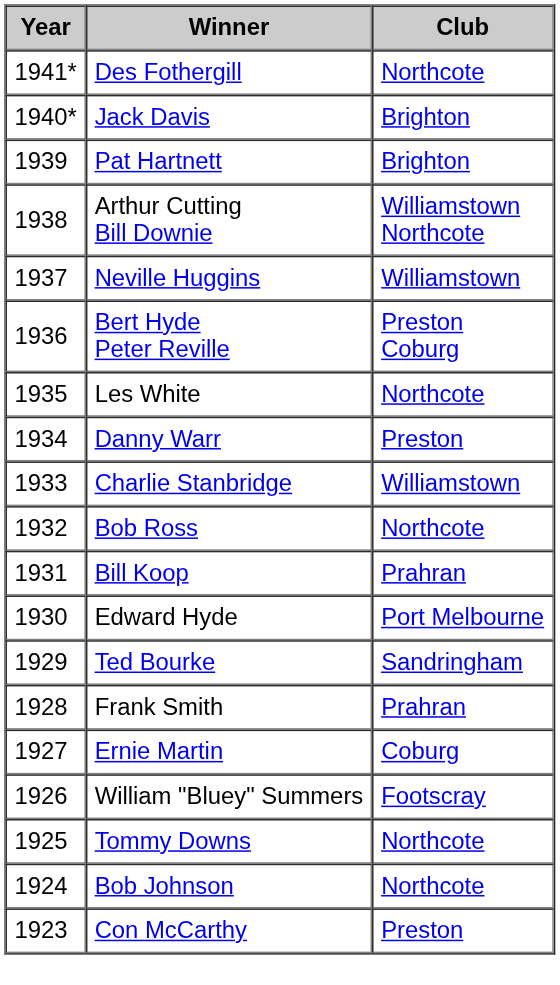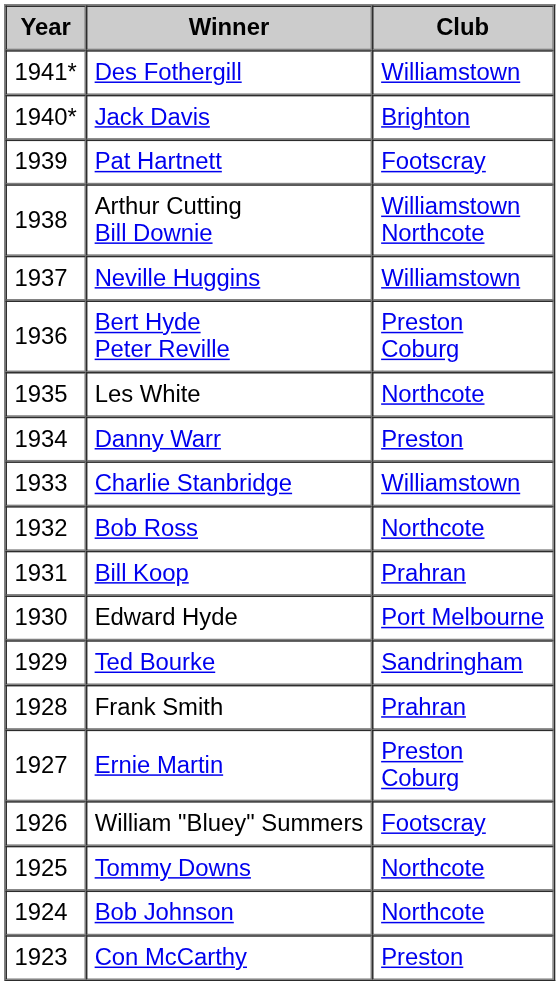(433, 72) Northcote -> (451, 72) Williamstown
(426, 161) Brighton -> (433, 161) Footscray
(420, 751) Coburg -> (422, 765) Preston Coburg
